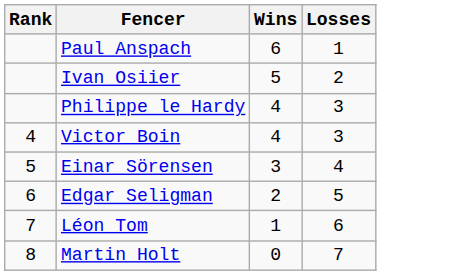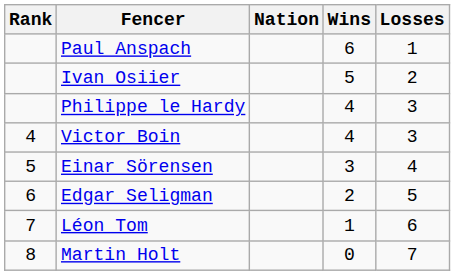+ column: (286, 19)
